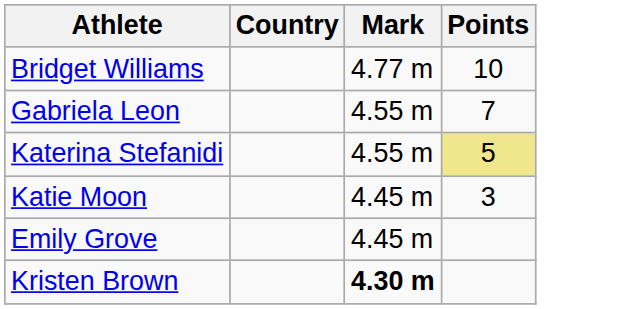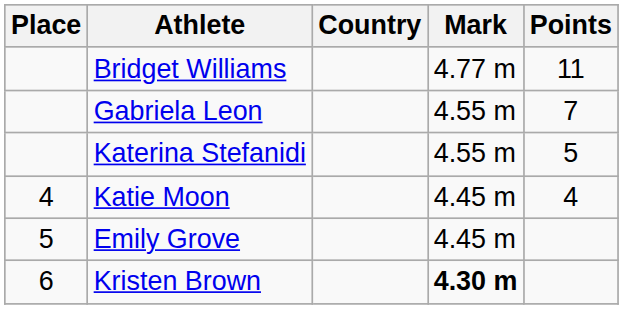+ column: (46, 25)
(488, 68) 10 -> (571, 68) 11
(488, 153) khaki background -> (571, 153) no background
(488, 196) 3 -> (571, 196) 4
